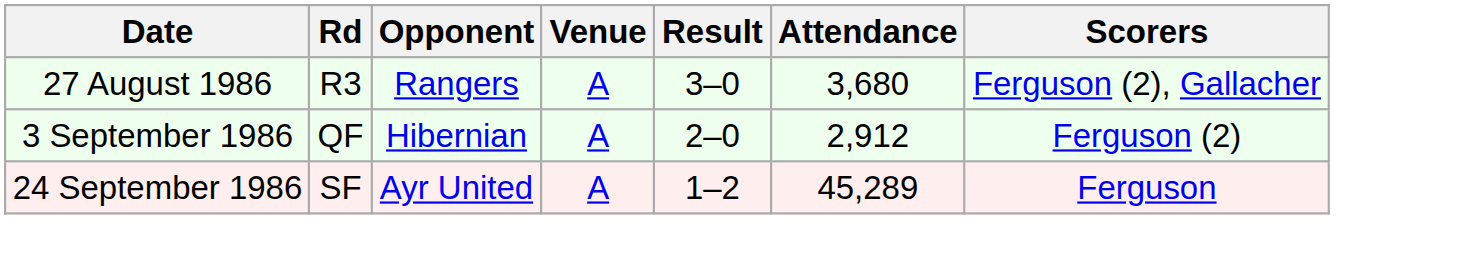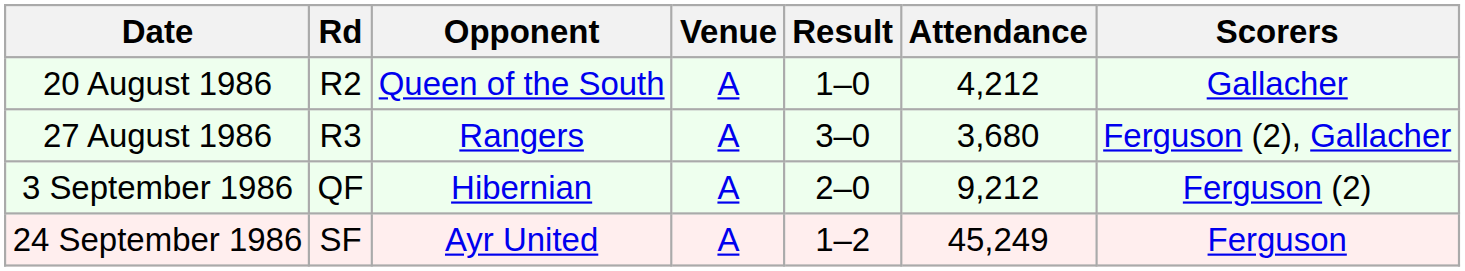+ row: (158, 84)
(868, 136) 2,912 -> (998, 188) 9,212
(868, 188) 45,289 -> (998, 240) 45,249
